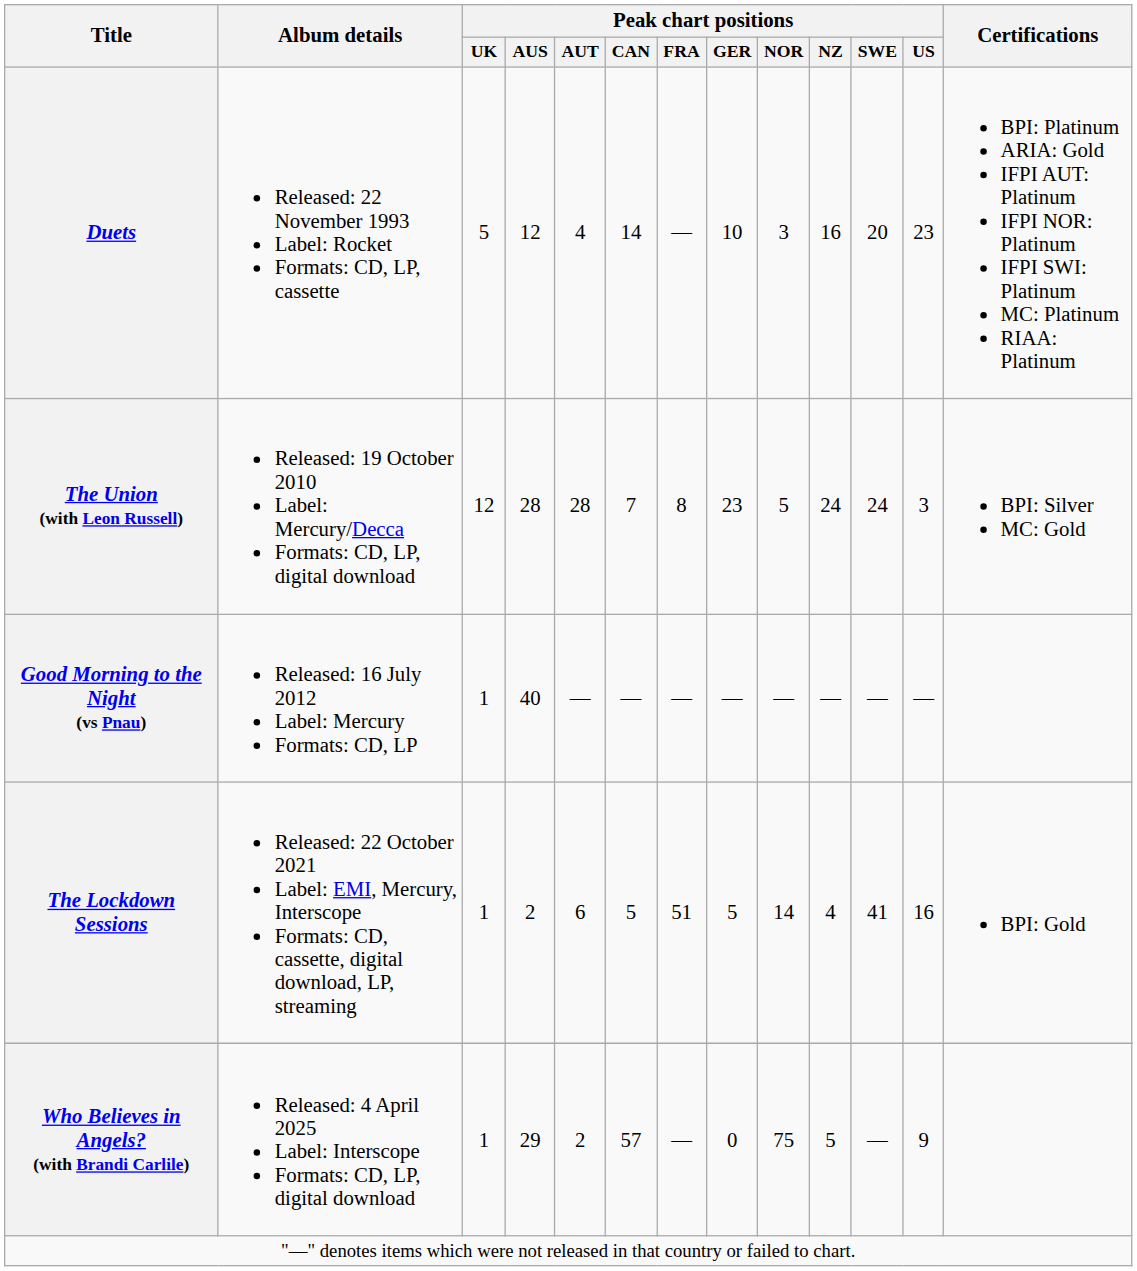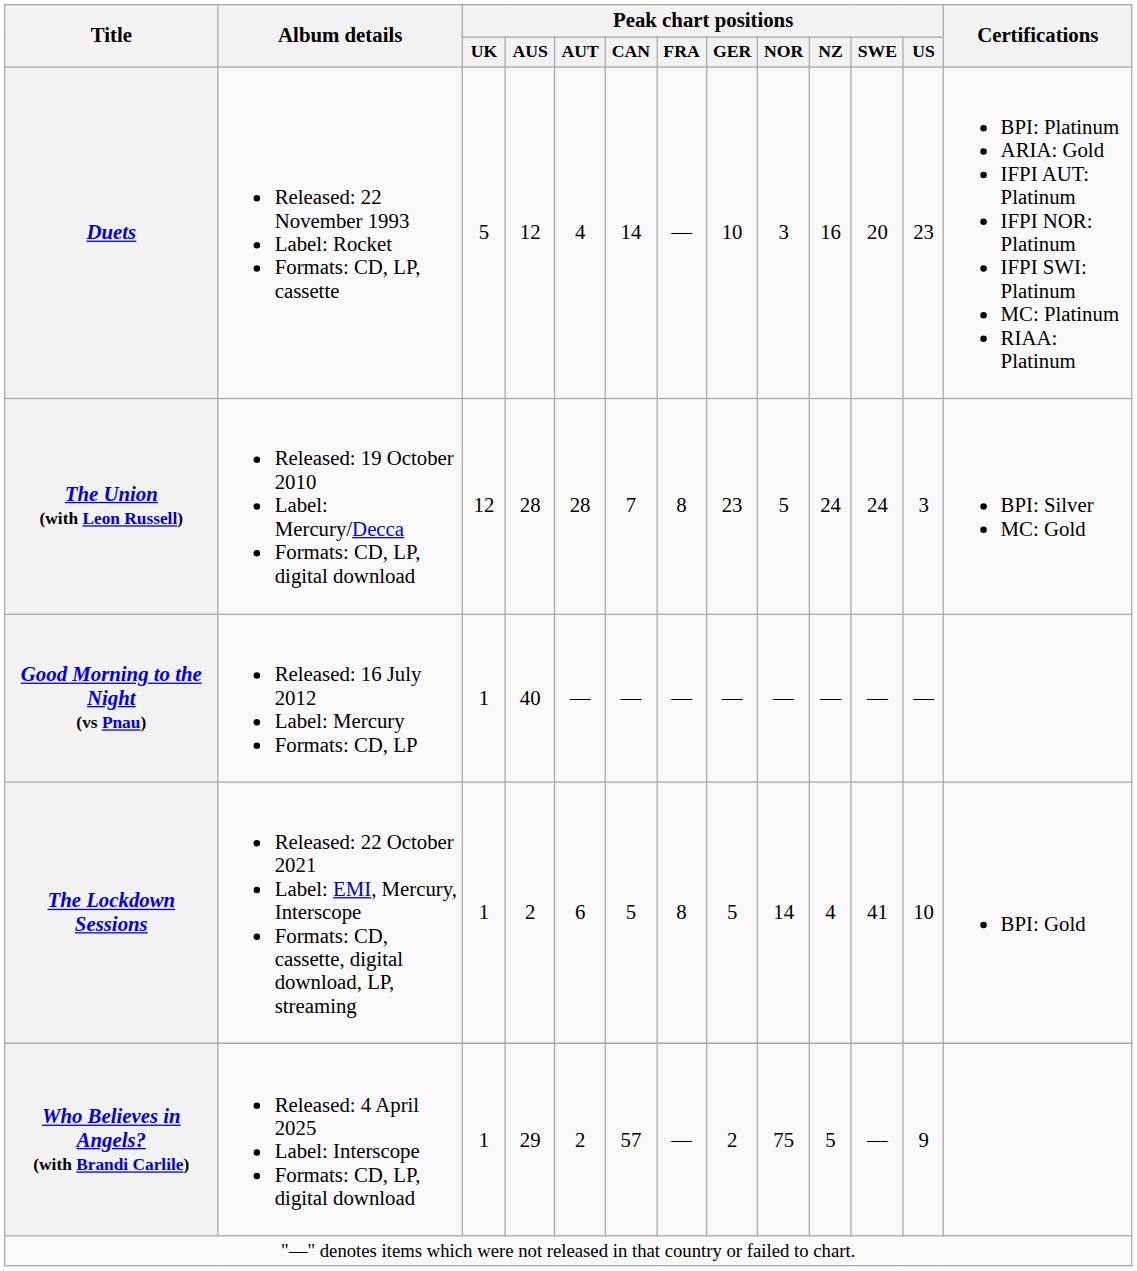(682, 912) 51 -> (682, 912) 8
(924, 912) 16 -> (924, 912) 10
(732, 1139) 0 -> (732, 1139) 2
